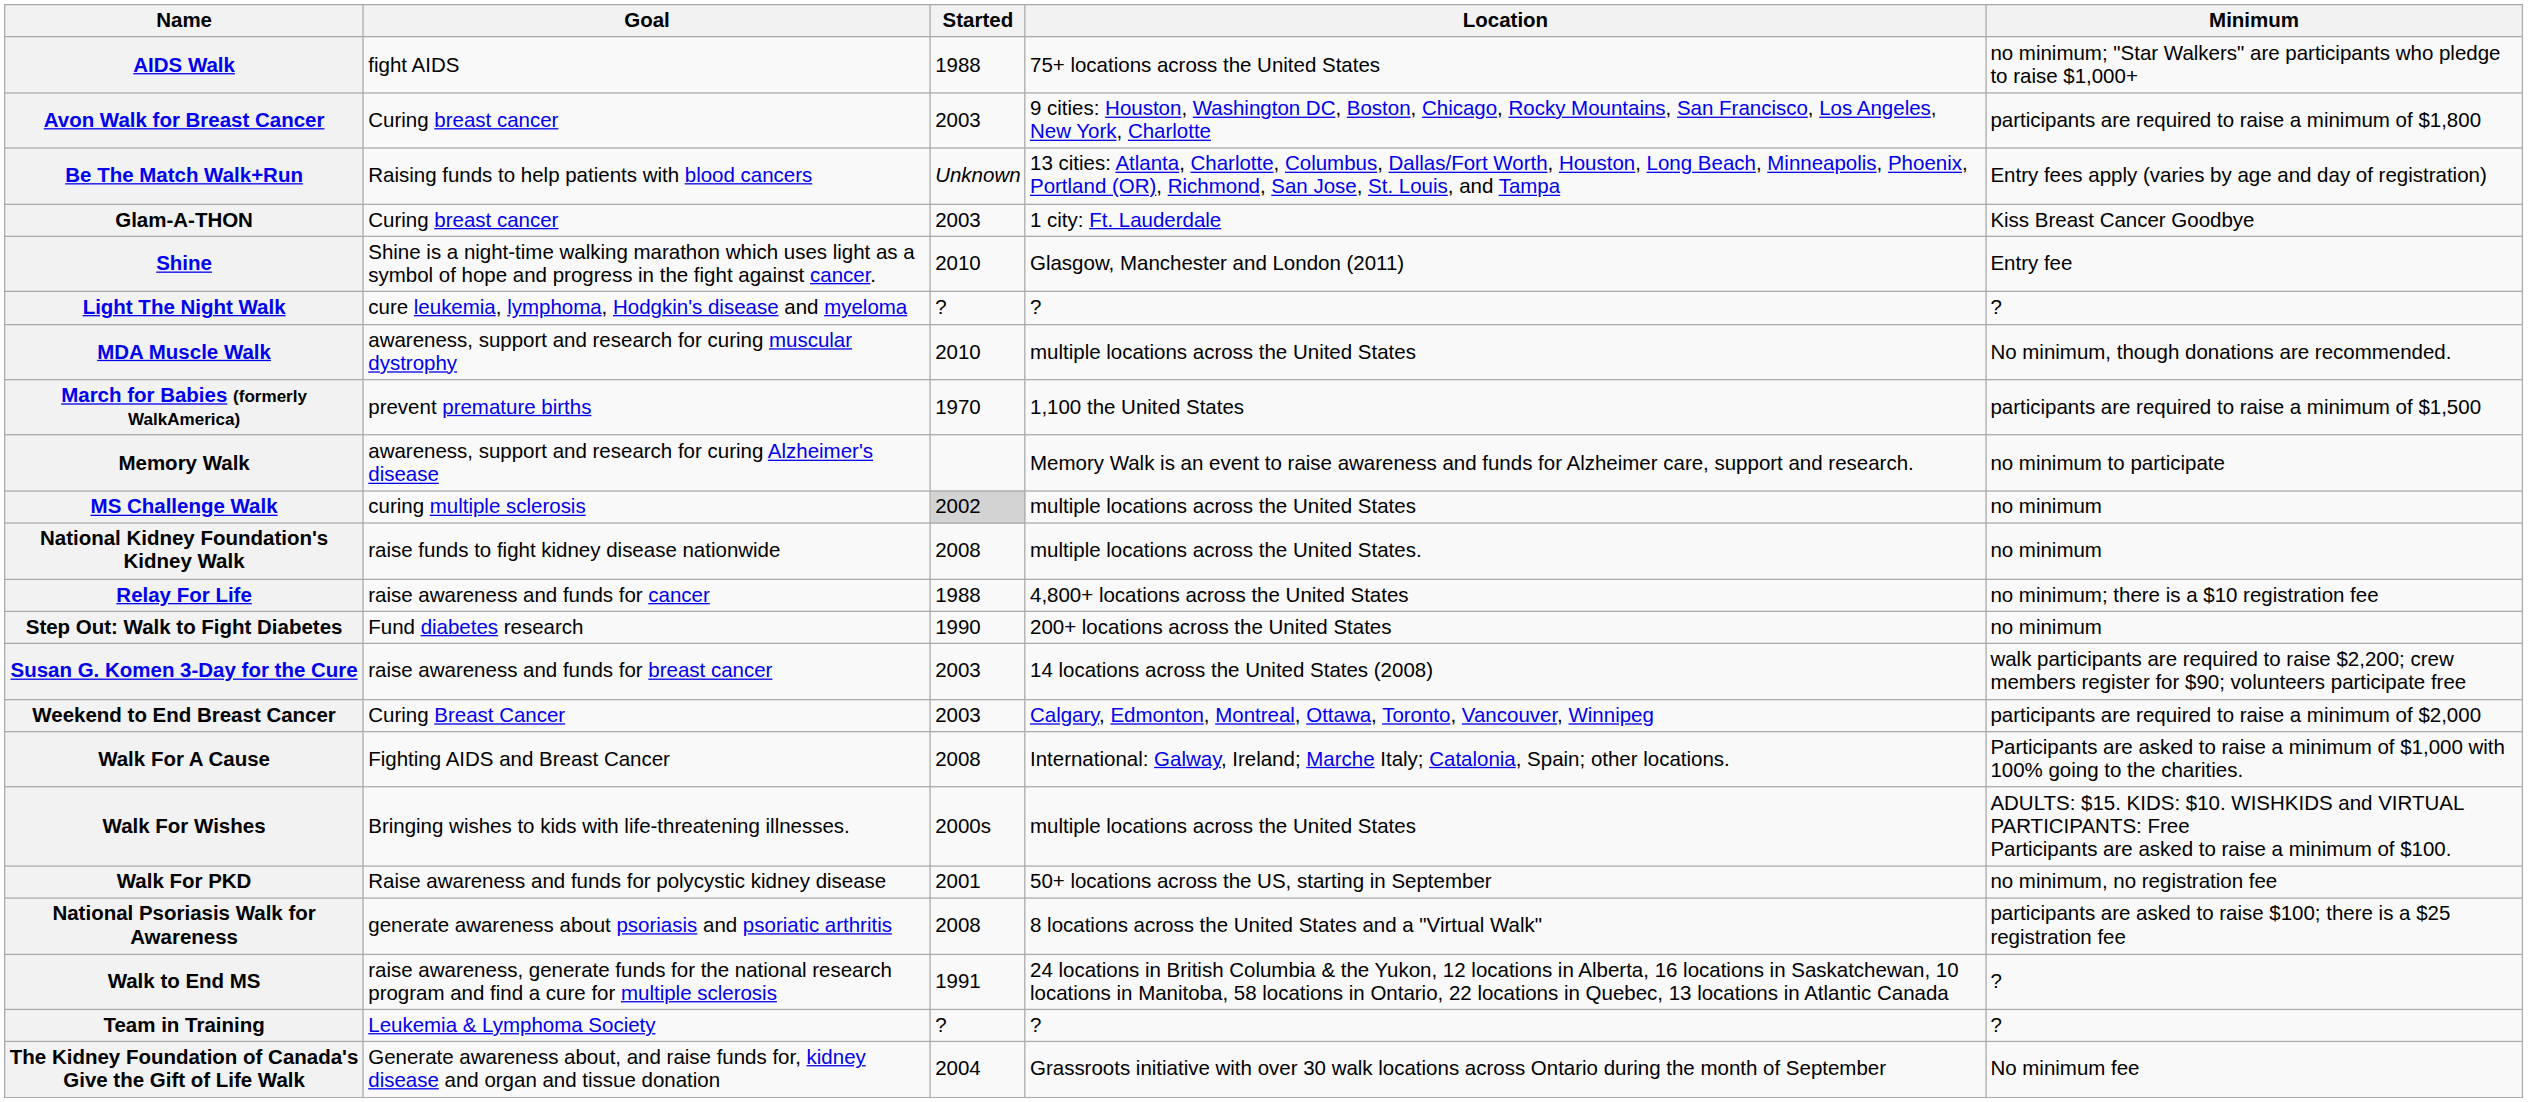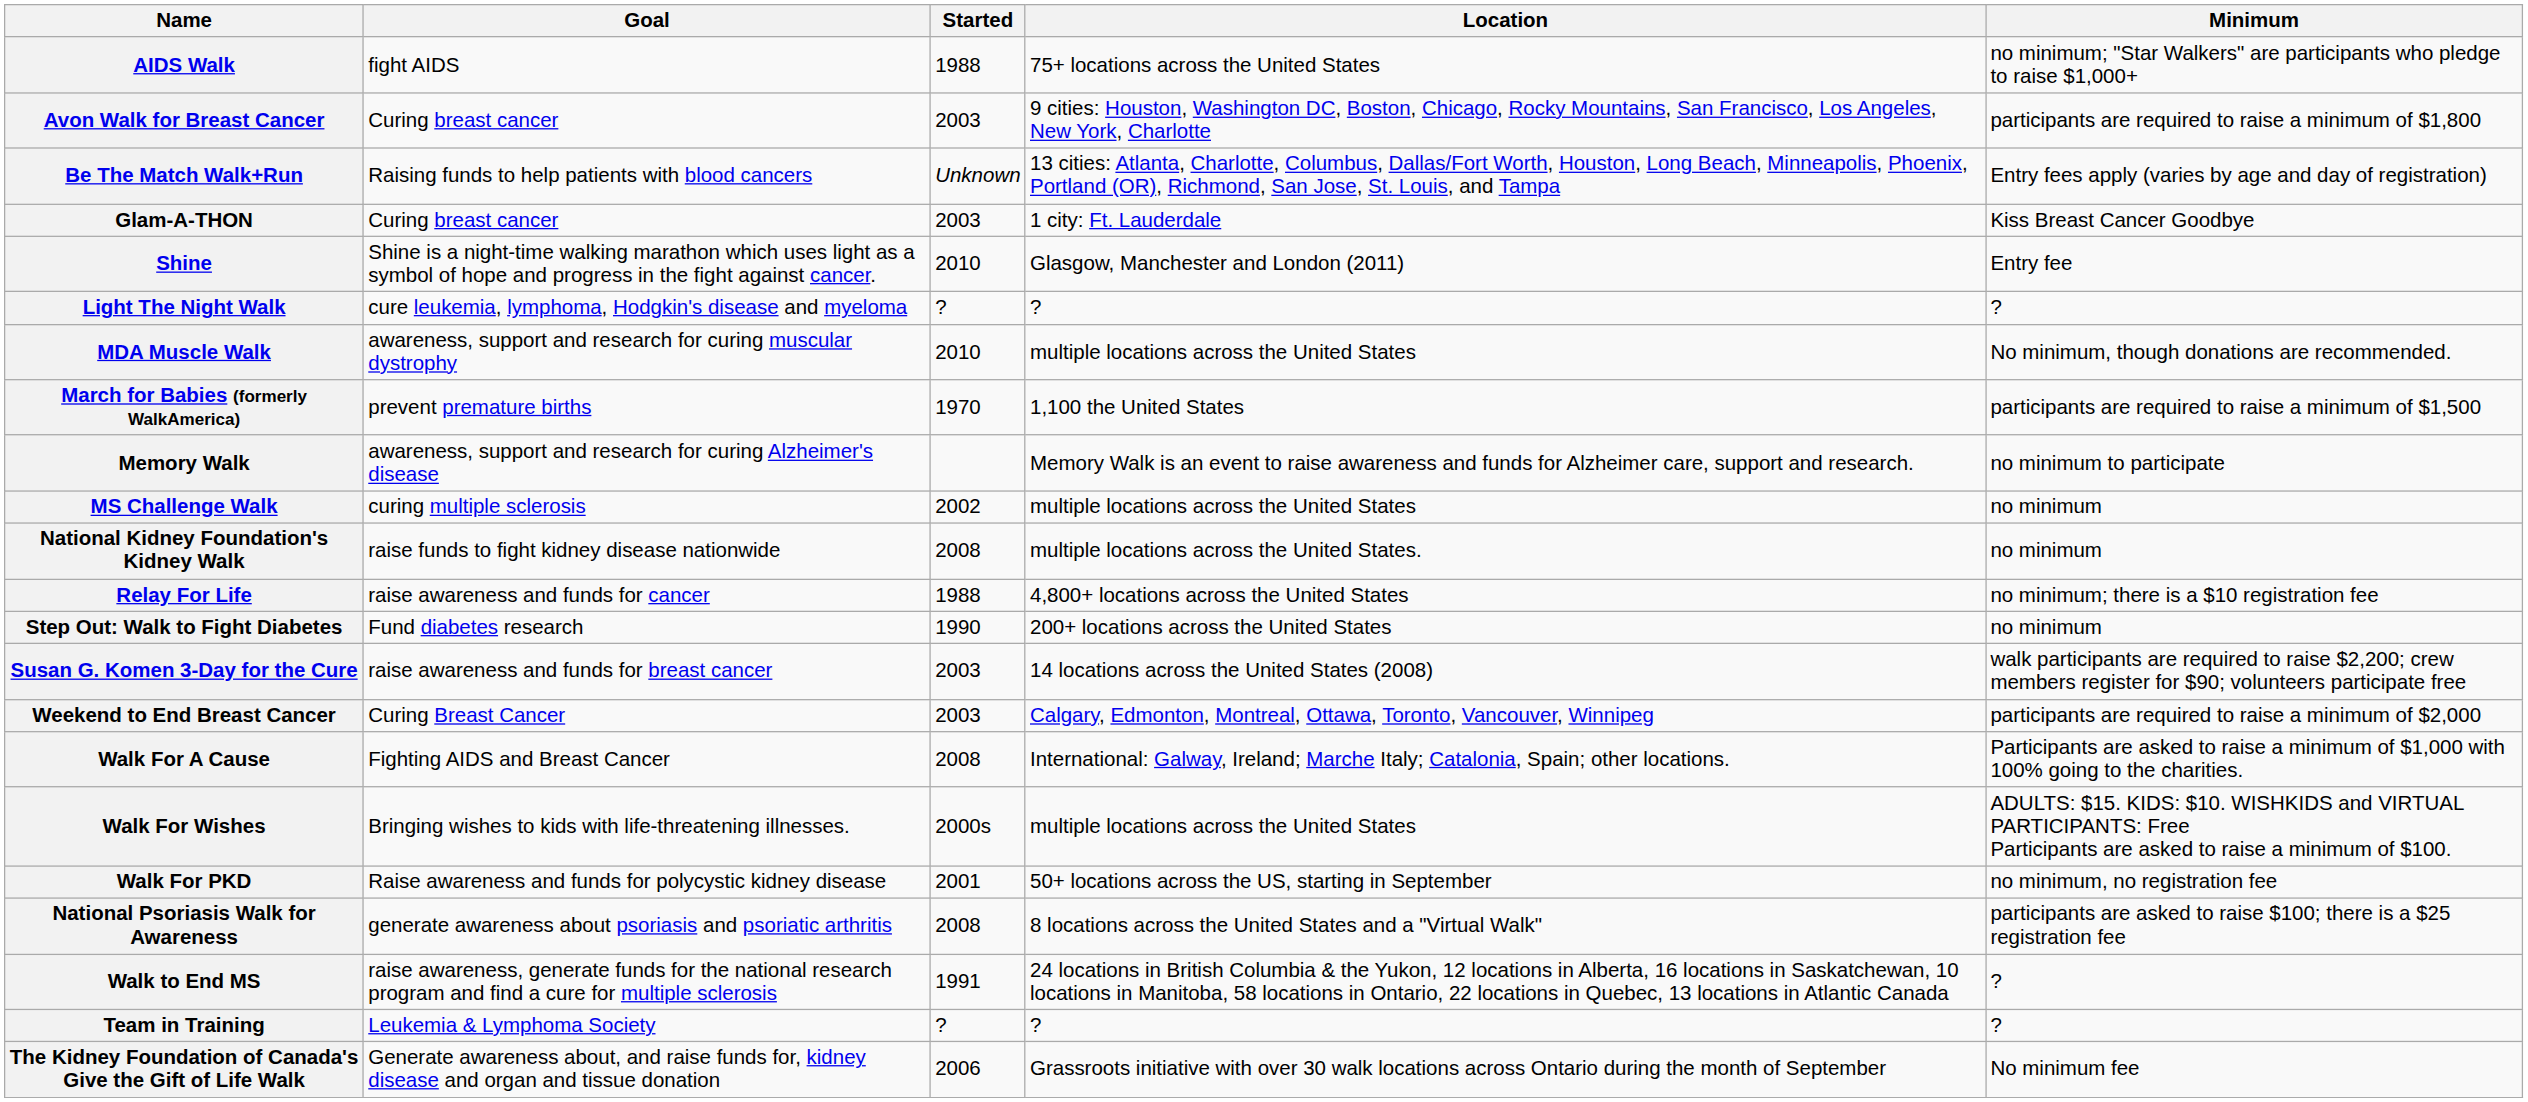(958, 506) lightgrey background -> (958, 506) no background
(958, 1069) 2004 -> (958, 1069) 2006
